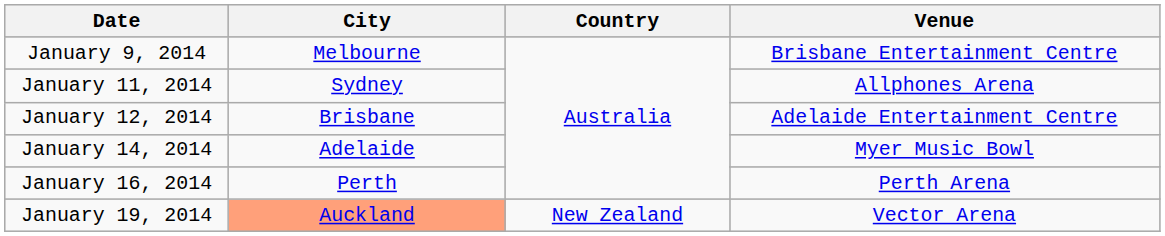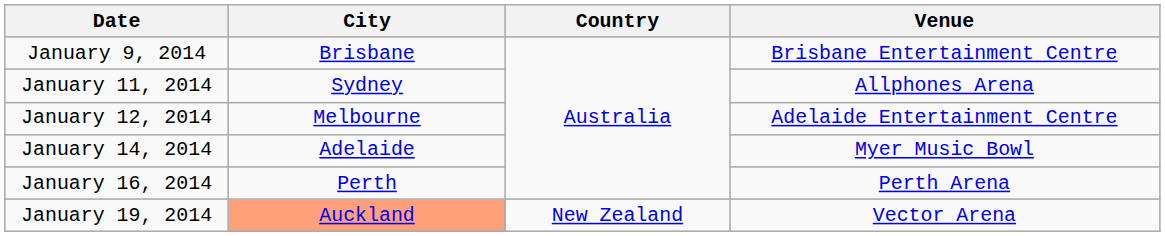(367, 53) Melbourne -> (367, 53) Brisbane
(367, 118) Brisbane -> (367, 118) Melbourne
